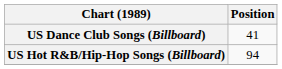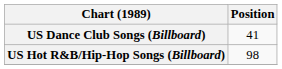(253, 54) 94 -> (253, 54) 98
